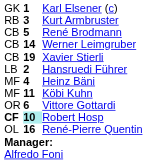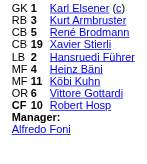- row: (89, 45)
(29, 118) paleturquoise background -> (37, 105) no background
- row: (92, 130)
